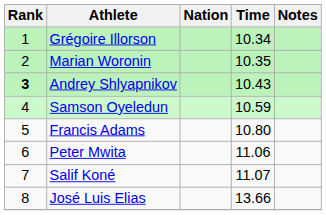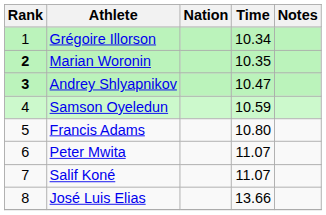(25, 61) normal -> (25, 61) bold
(253, 84) 10.43 -> (253, 84) 10.47
(253, 152) 11.06 -> (253, 152) 11.07
